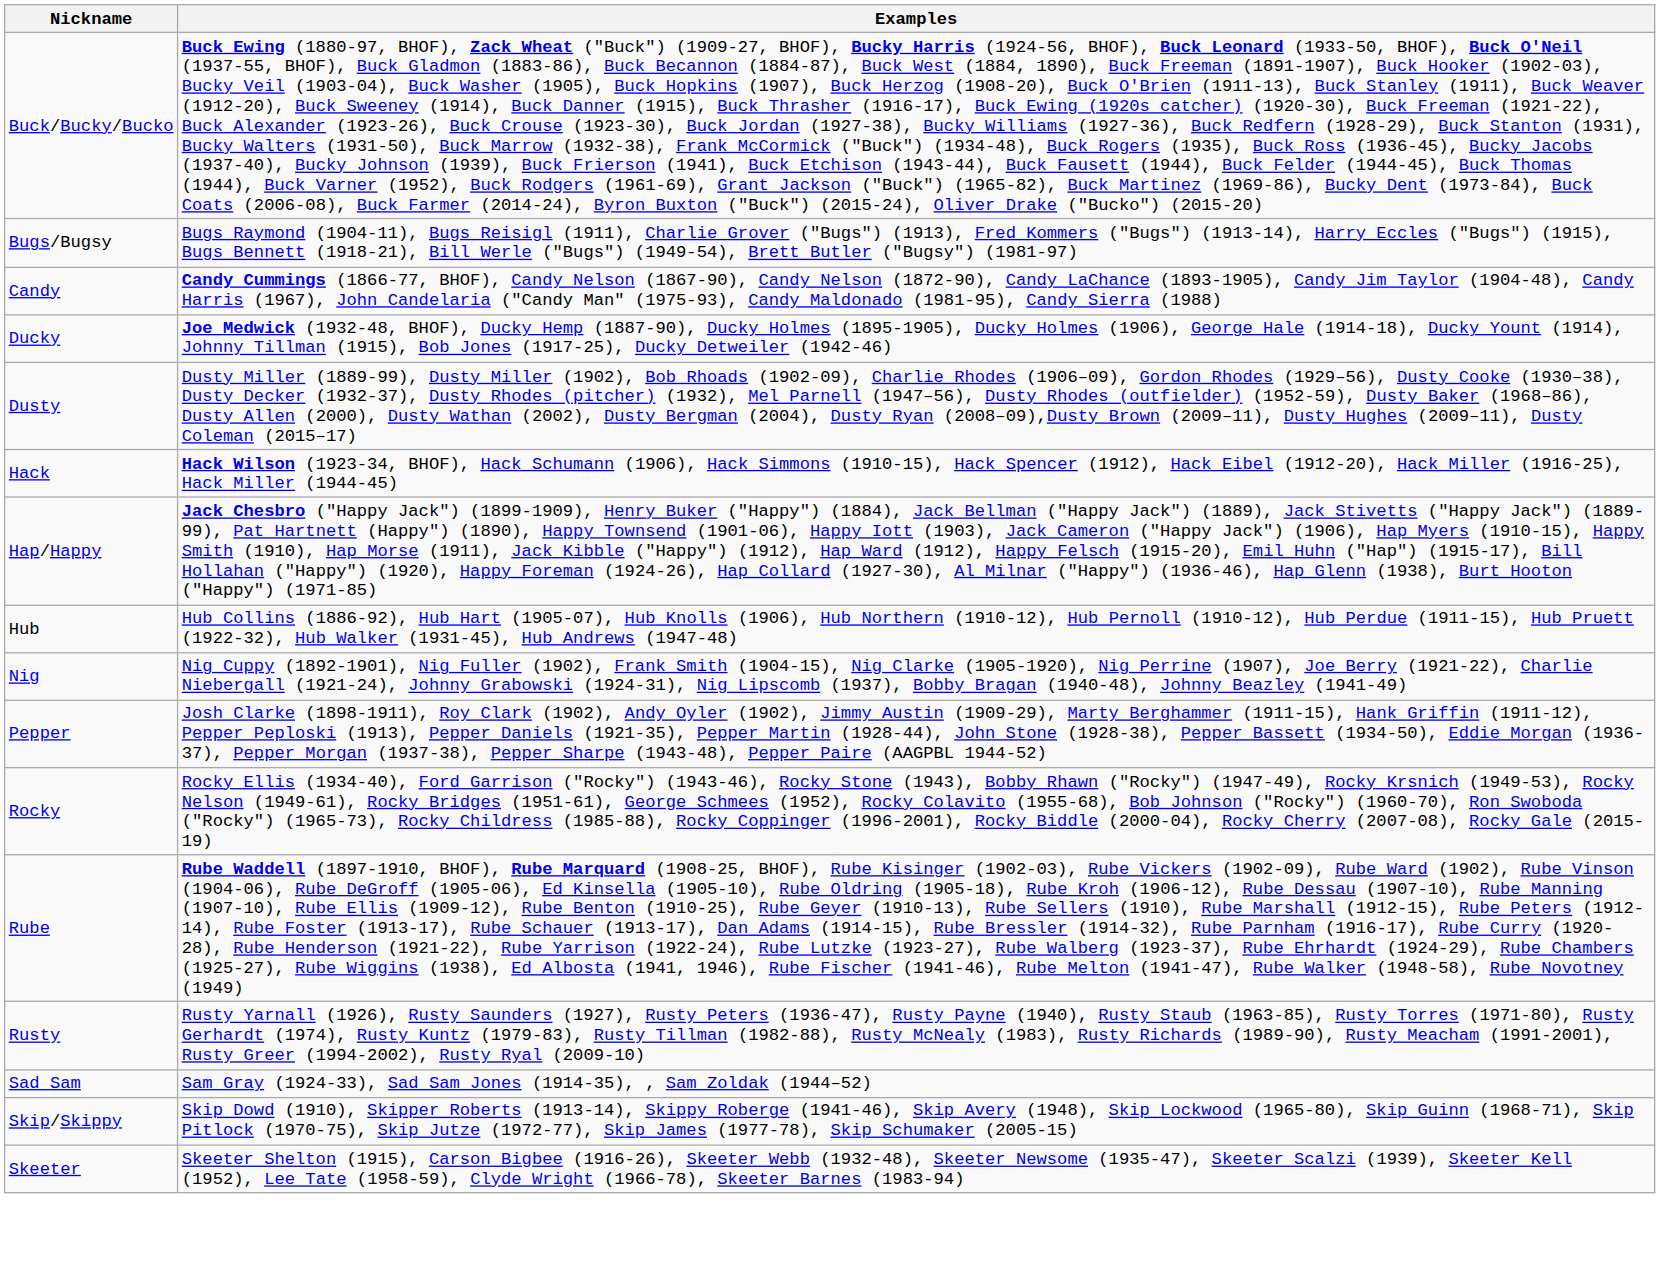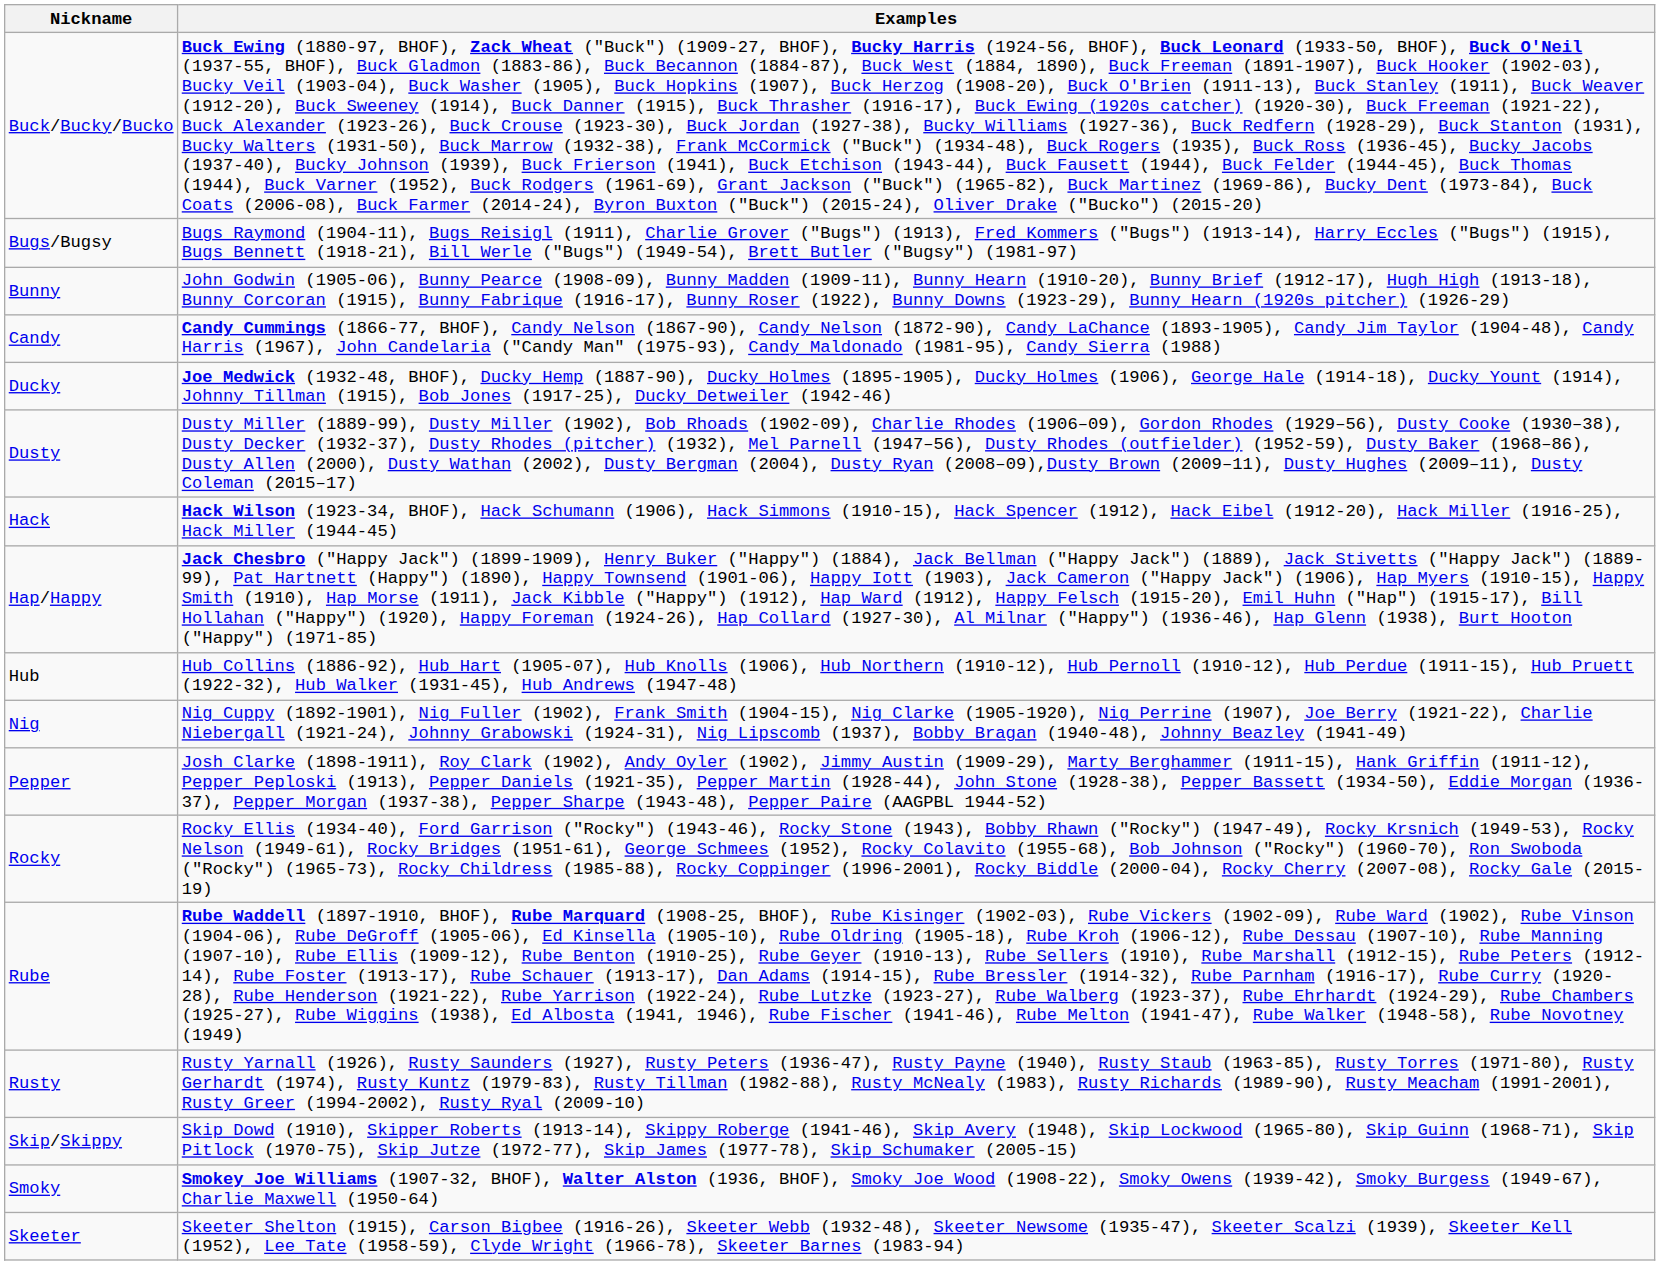+ row: (34, 291)
- row: (45, 1083)
+ row: (34, 1189)
